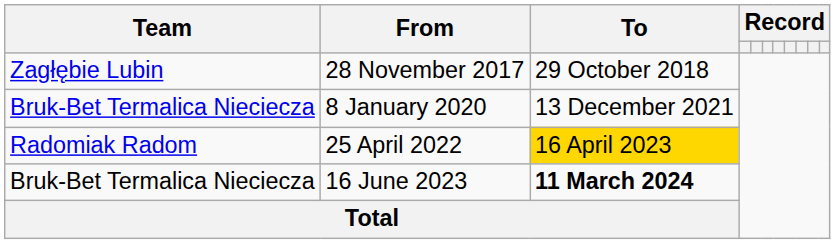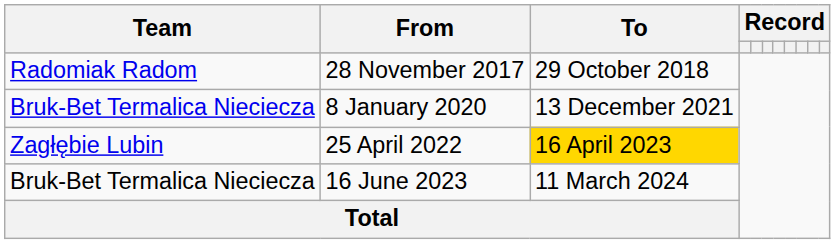(87, 70) Zagłębie Lubin -> (104, 70) Radomiak Radom
(104, 144) Radomiak Radom -> (87, 144) Zagłębie Lubin
(614, 181) bold -> (612, 181) normal
